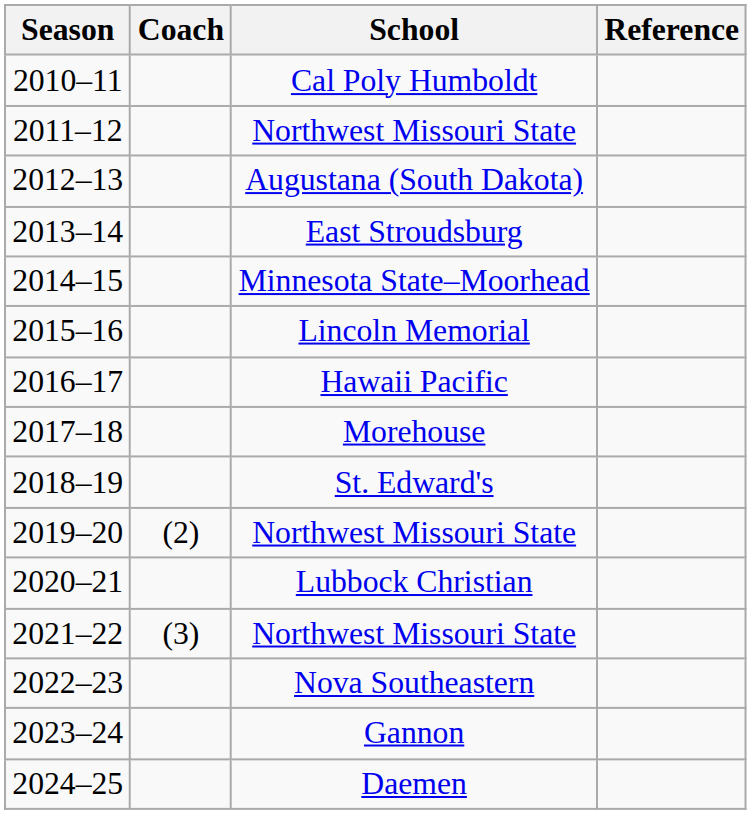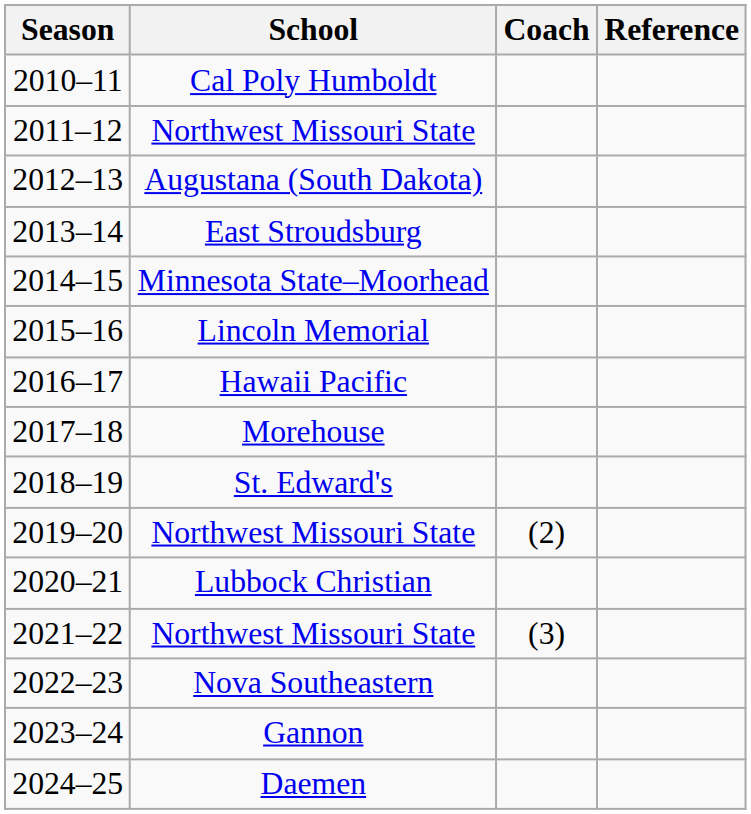columns swapped: (181, 29) <-> (414, 29)
